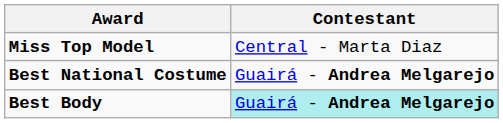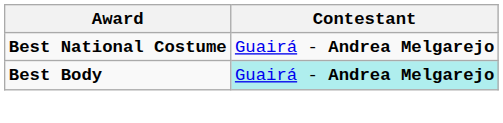- row: (81, 47)
